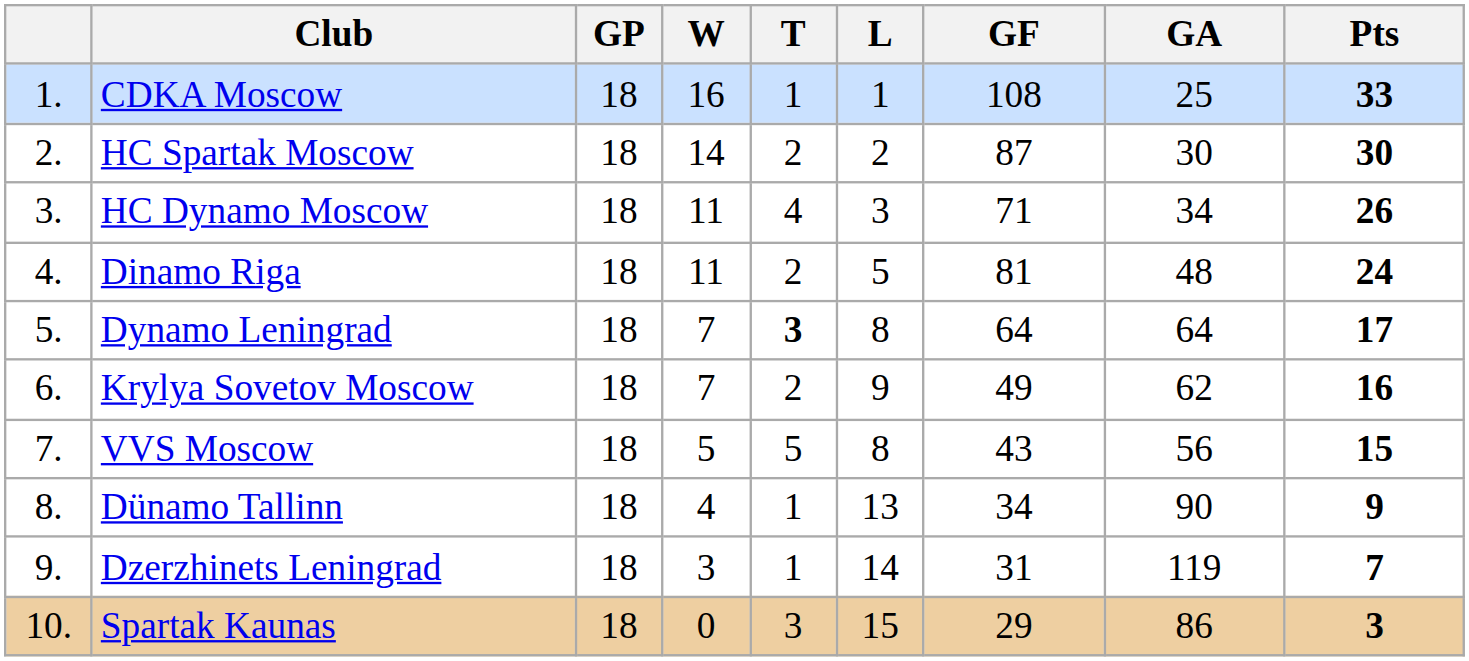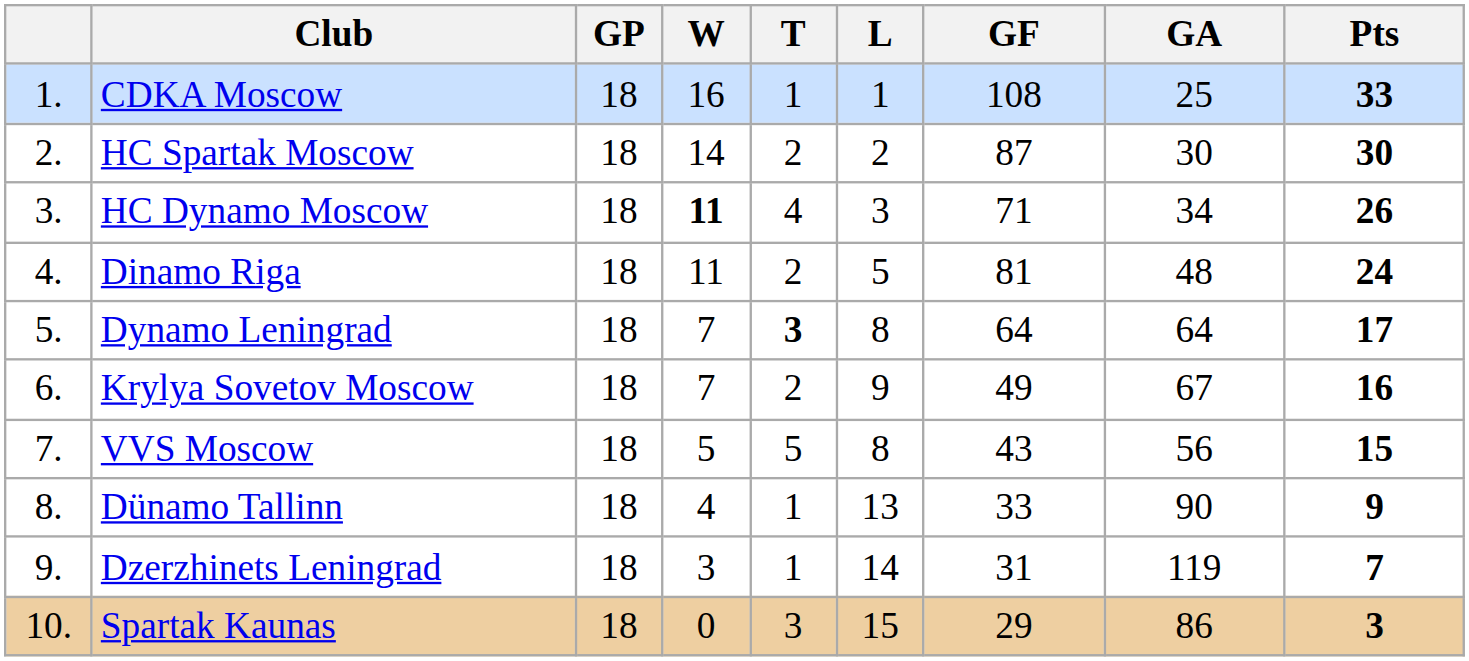(706, 211) normal -> (706, 211) bold
(1194, 388) 62 -> (1194, 388) 67
(1014, 507) 34 -> (1014, 507) 33
